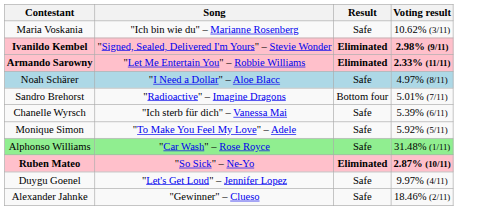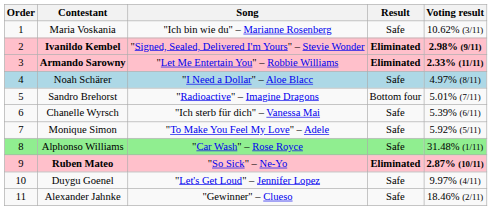+ column: (21, 12)
